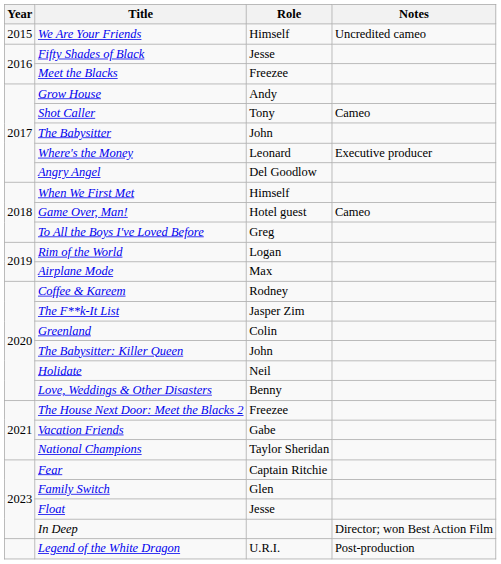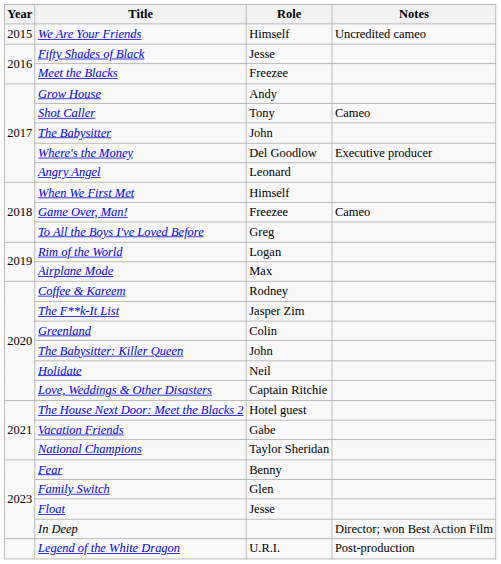(270, 152) Leonard -> (283, 152) Del Goodlow
(283, 172) Del Goodlow -> (270, 172) Leonard
(278, 212) Hotel guest -> (269, 212) Freezee
(266, 390) Benny -> (288, 390) Captain Ritchie
(269, 410) Freezee -> (278, 410) Hotel guest
(288, 469) Captain Ritchie -> (266, 469) Benny
